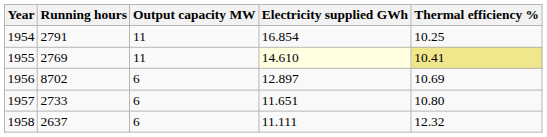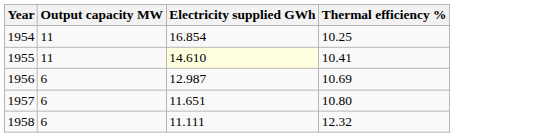- column: (84, 15)
(429, 57) khaki background -> (337, 57) no background
(280, 79) 12.897 -> (188, 79) 12.987
